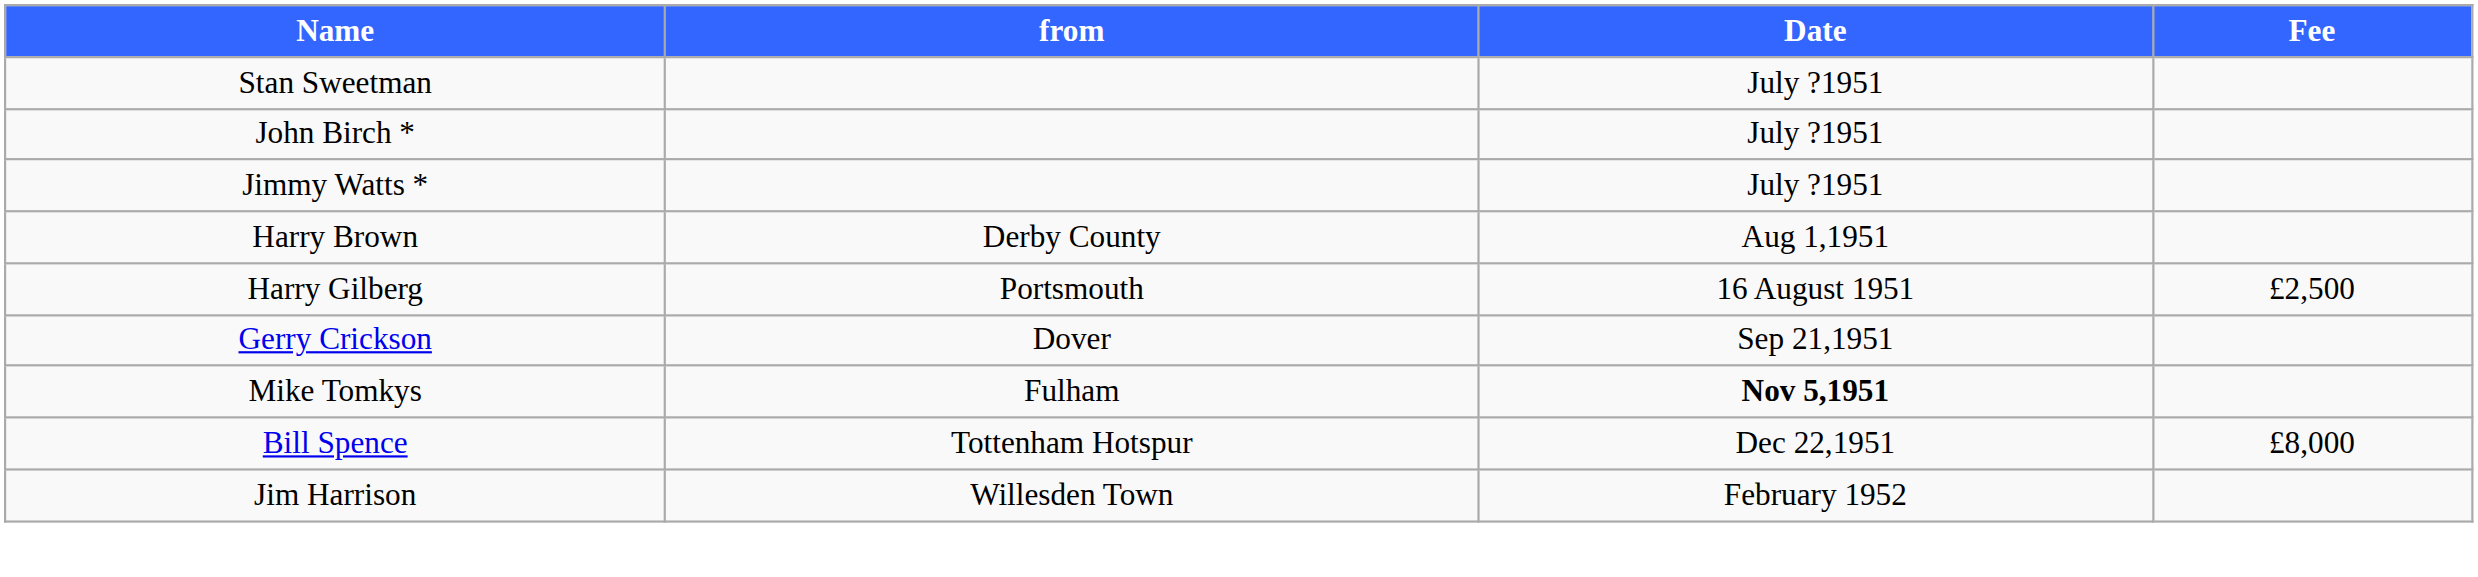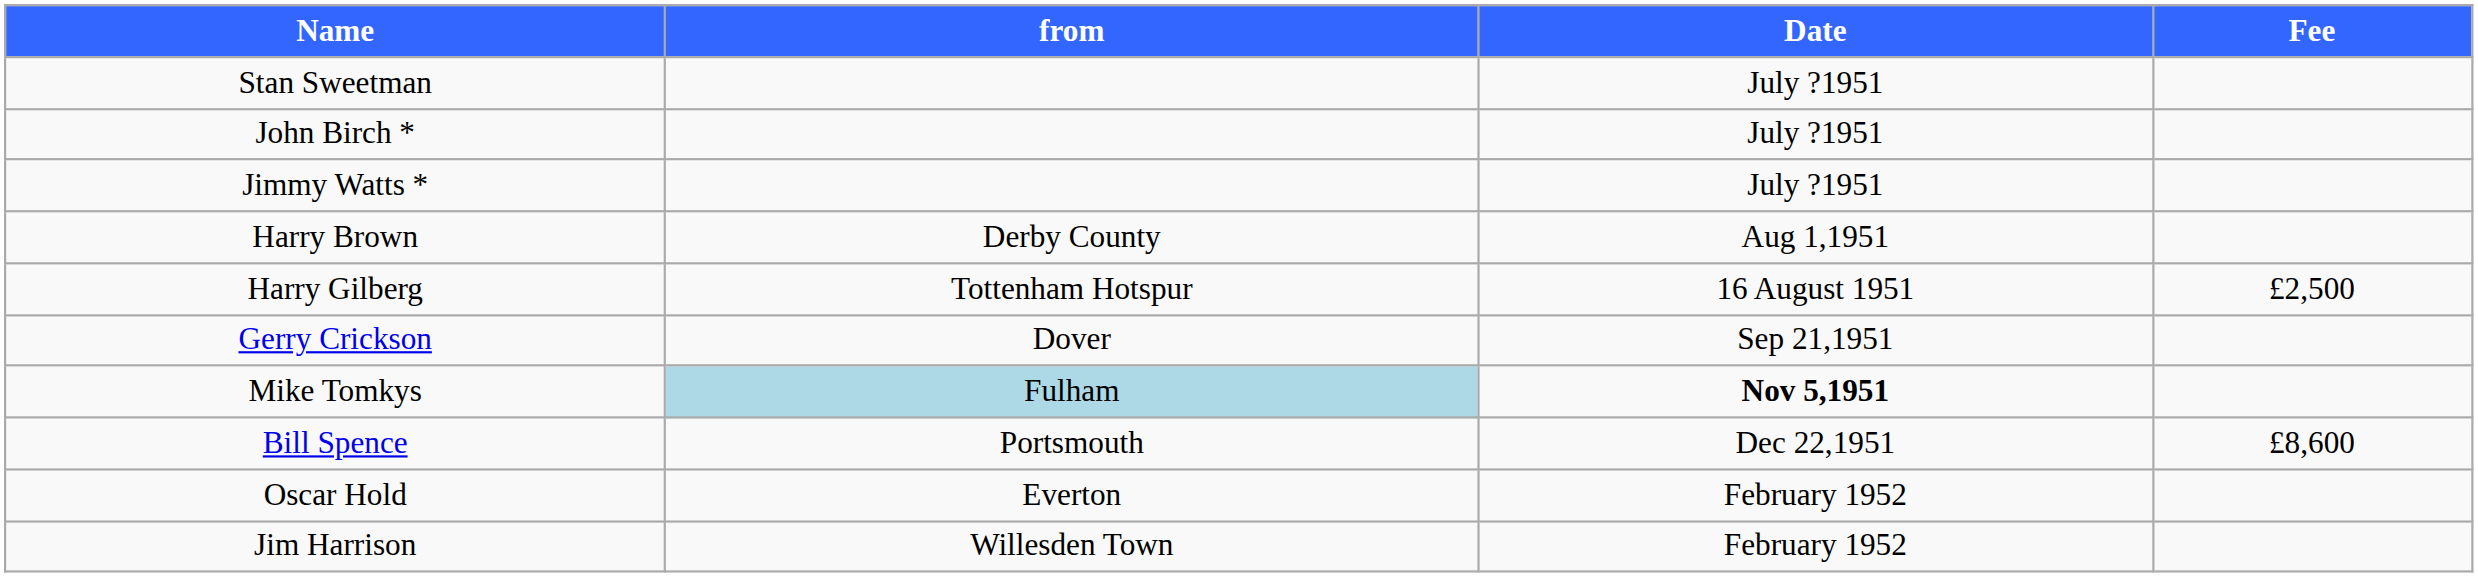(1072, 288) Portsmouth -> (1072, 288) Tottenham Hotspur
(1072, 391) no background -> (1072, 391) lightblue background
(1072, 442) Tottenham Hotspur -> (1072, 442) Portsmouth
(2312, 442) £8,000 -> (2312, 442) £8,600
+ row: (335, 494)
